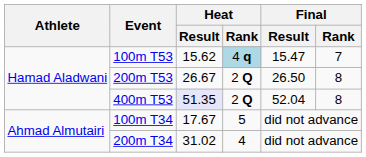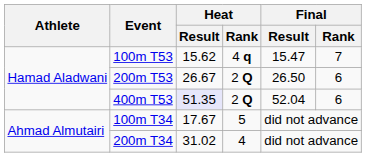(242, 57) lightblue background -> (242, 57) no background
(338, 78) 8 -> (338, 78) 6
(338, 99) 8 -> (338, 99) 6
